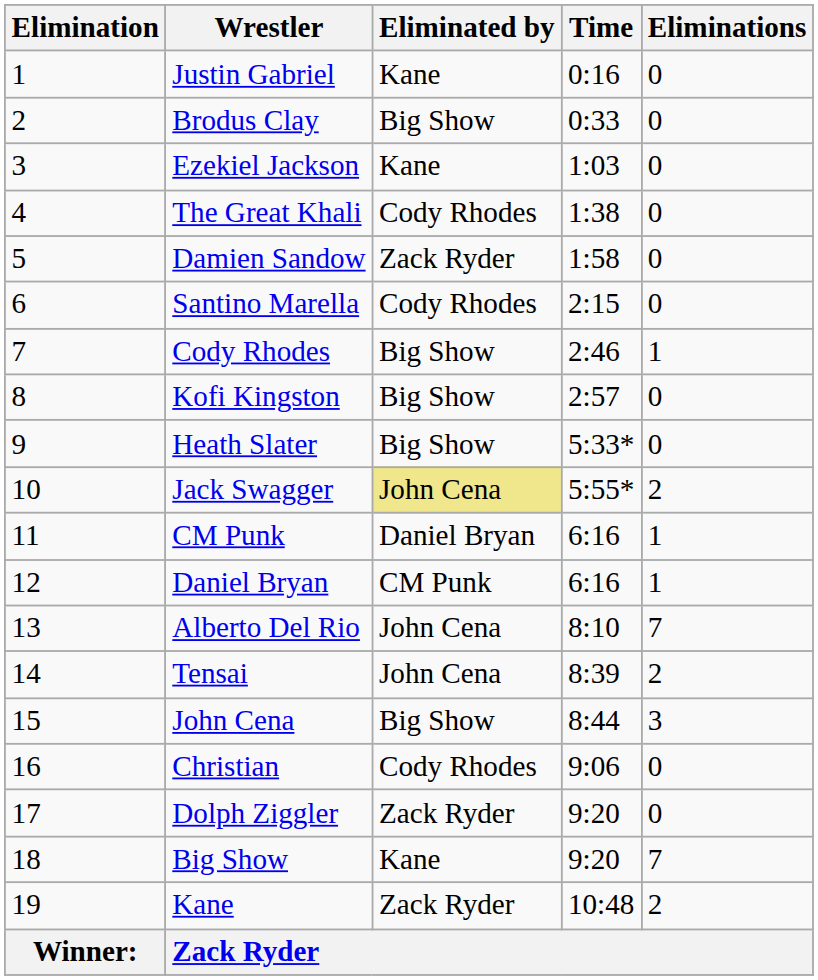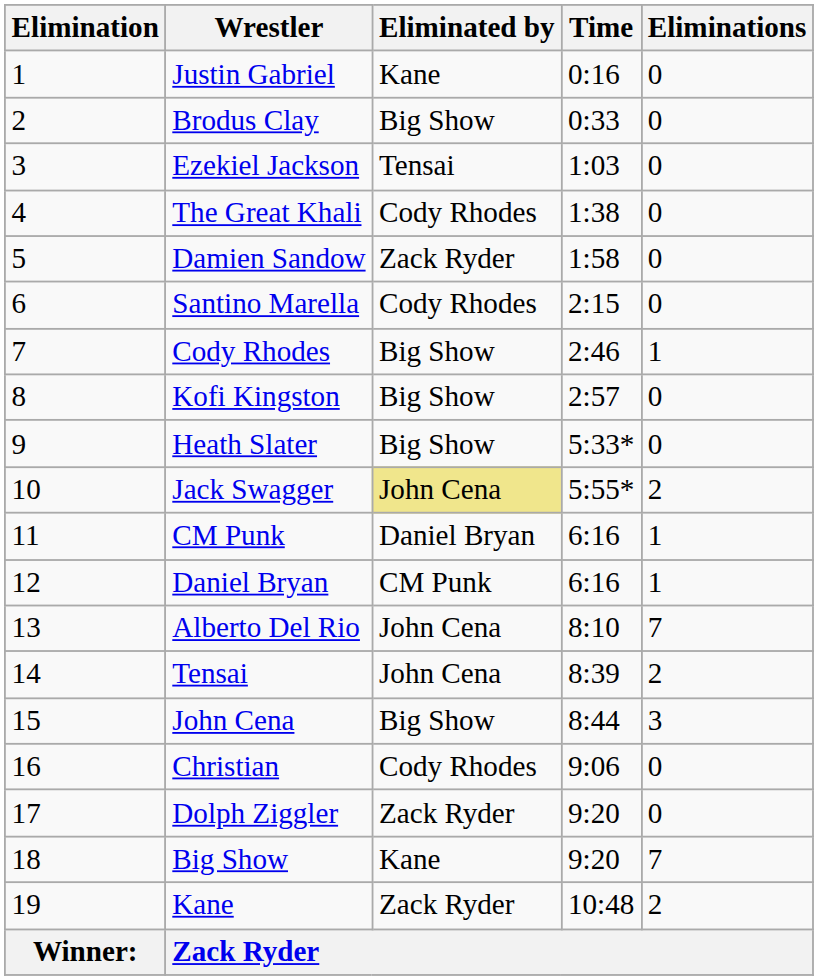(410, 166) Kane -> (417, 166) Tensai
